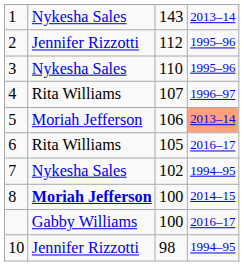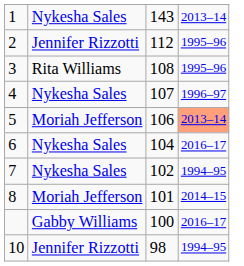(79, 68) Nykesha Sales -> (76, 68) Rita Williams
(171, 68) 110 -> (162, 68) 108
(76, 94) Rita Williams -> (79, 94) Nykesha Sales
(76, 145) Rita Williams -> (79, 145) Nykesha Sales
(171, 145) 105 -> (162, 145) 104
(92, 196) bold -> (87, 196) normal
(171, 196) 100 -> (162, 196) 101
